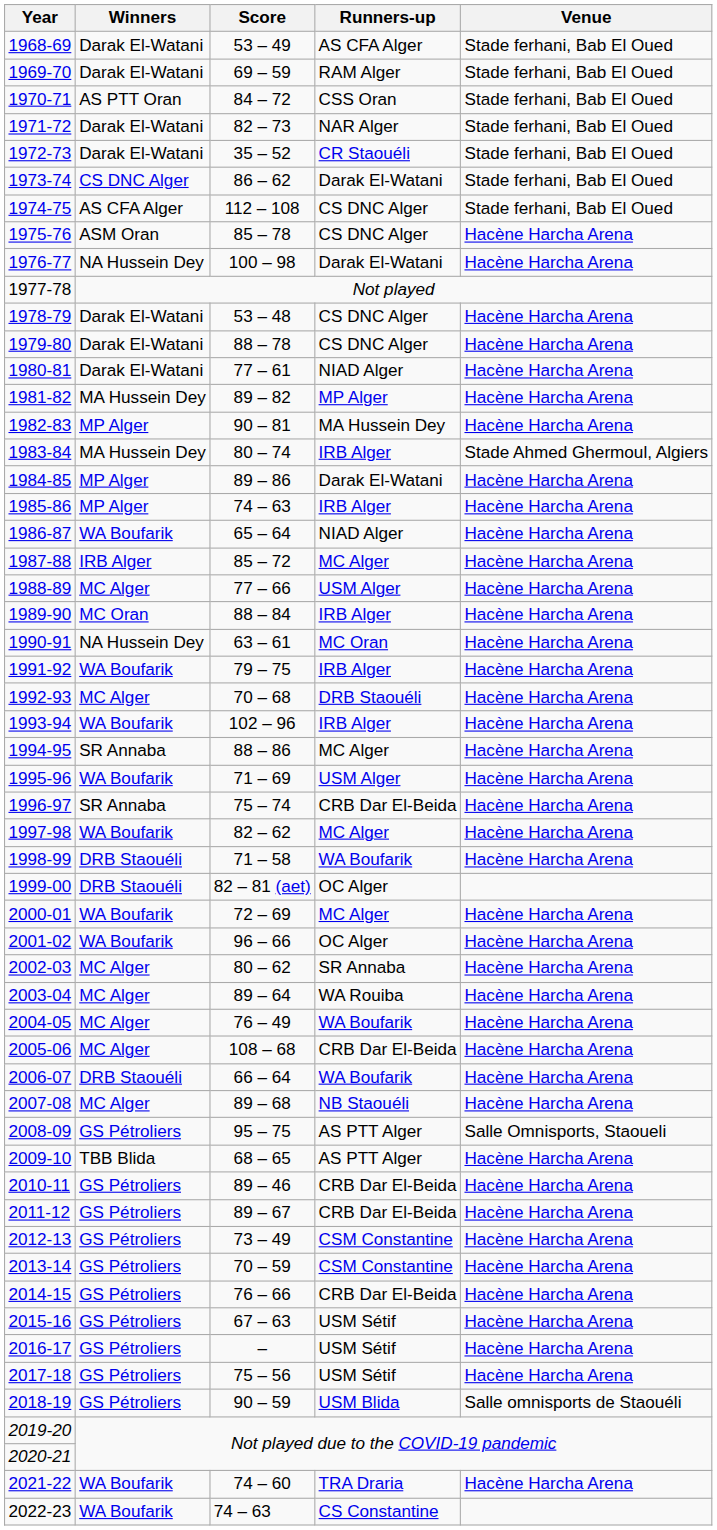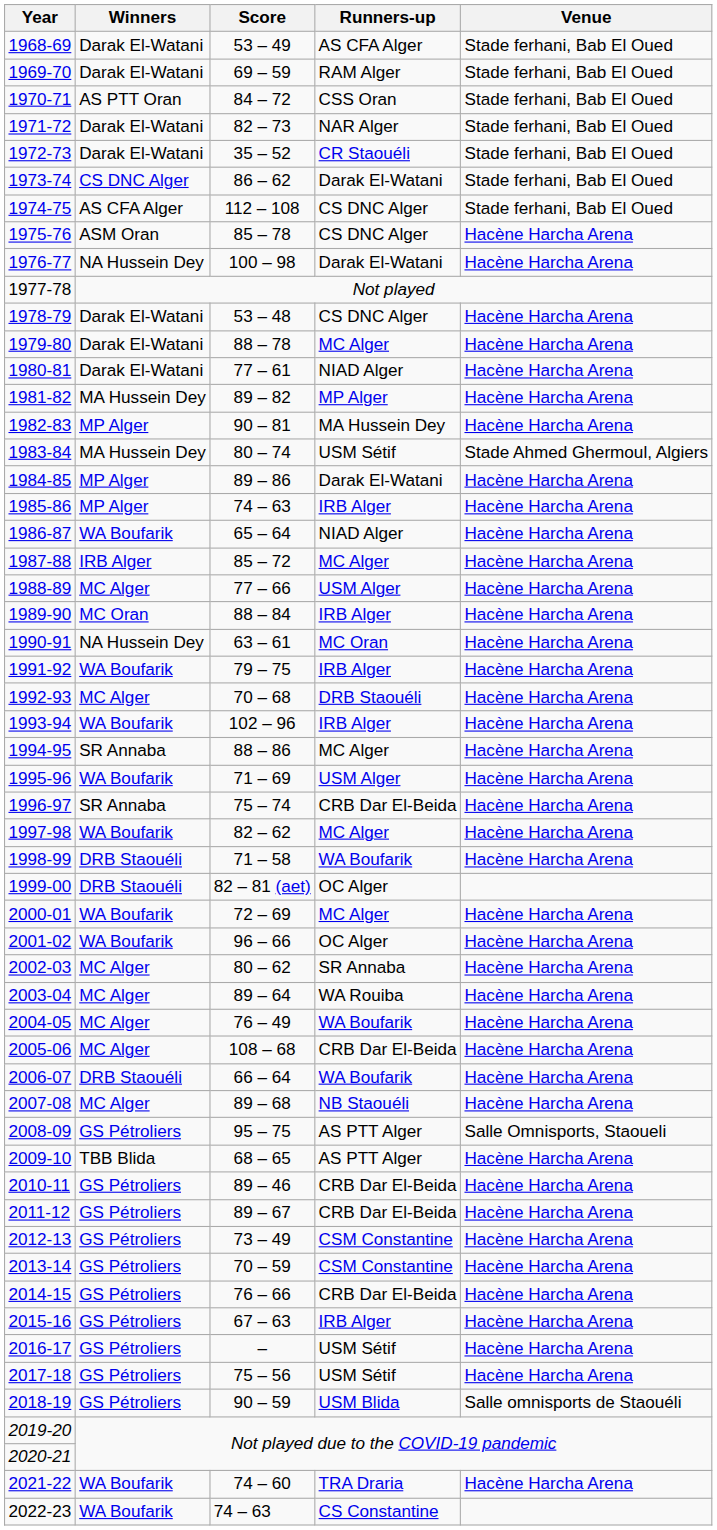(373, 343) CS DNC Alger -> (354, 343) MC Alger
(355, 452) IRB Alger -> (357, 452) USM Sétif
(357, 1321) USM Sétif -> (355, 1321) IRB Alger
